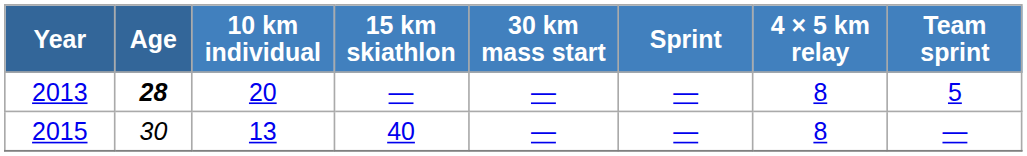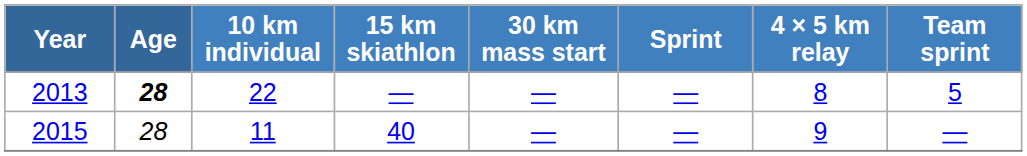(263, 92) 20 -> (263, 92) 22
(153, 132) 30 -> (153, 132) 28
(263, 132) 13 -> (263, 132) 11
(820, 132) 8 -> (820, 132) 9
